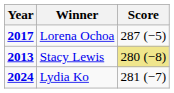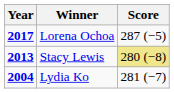(21, 77) 2024 -> (21, 77) 2004
